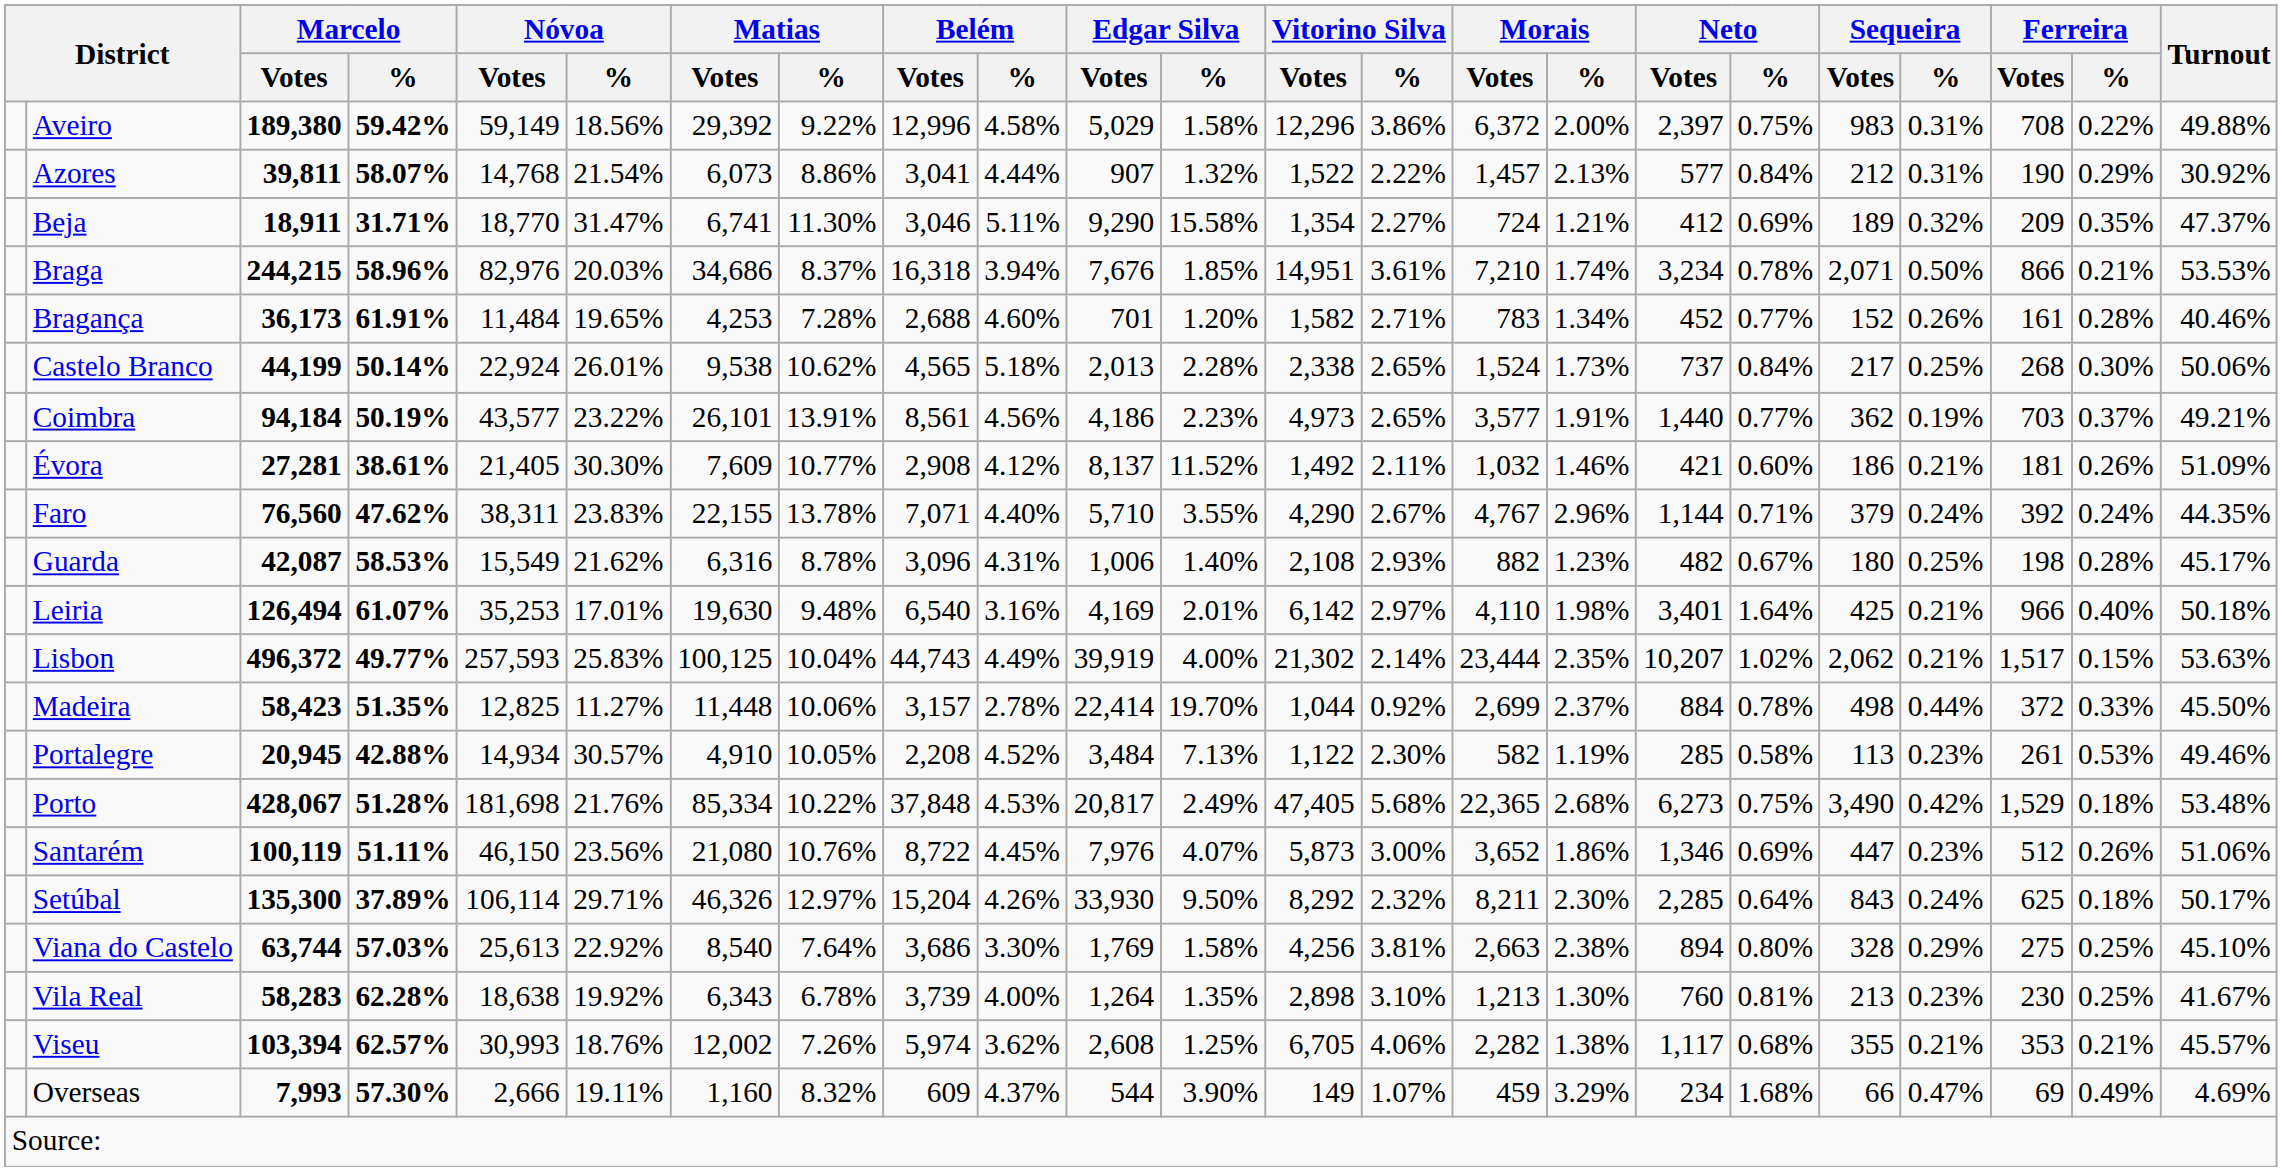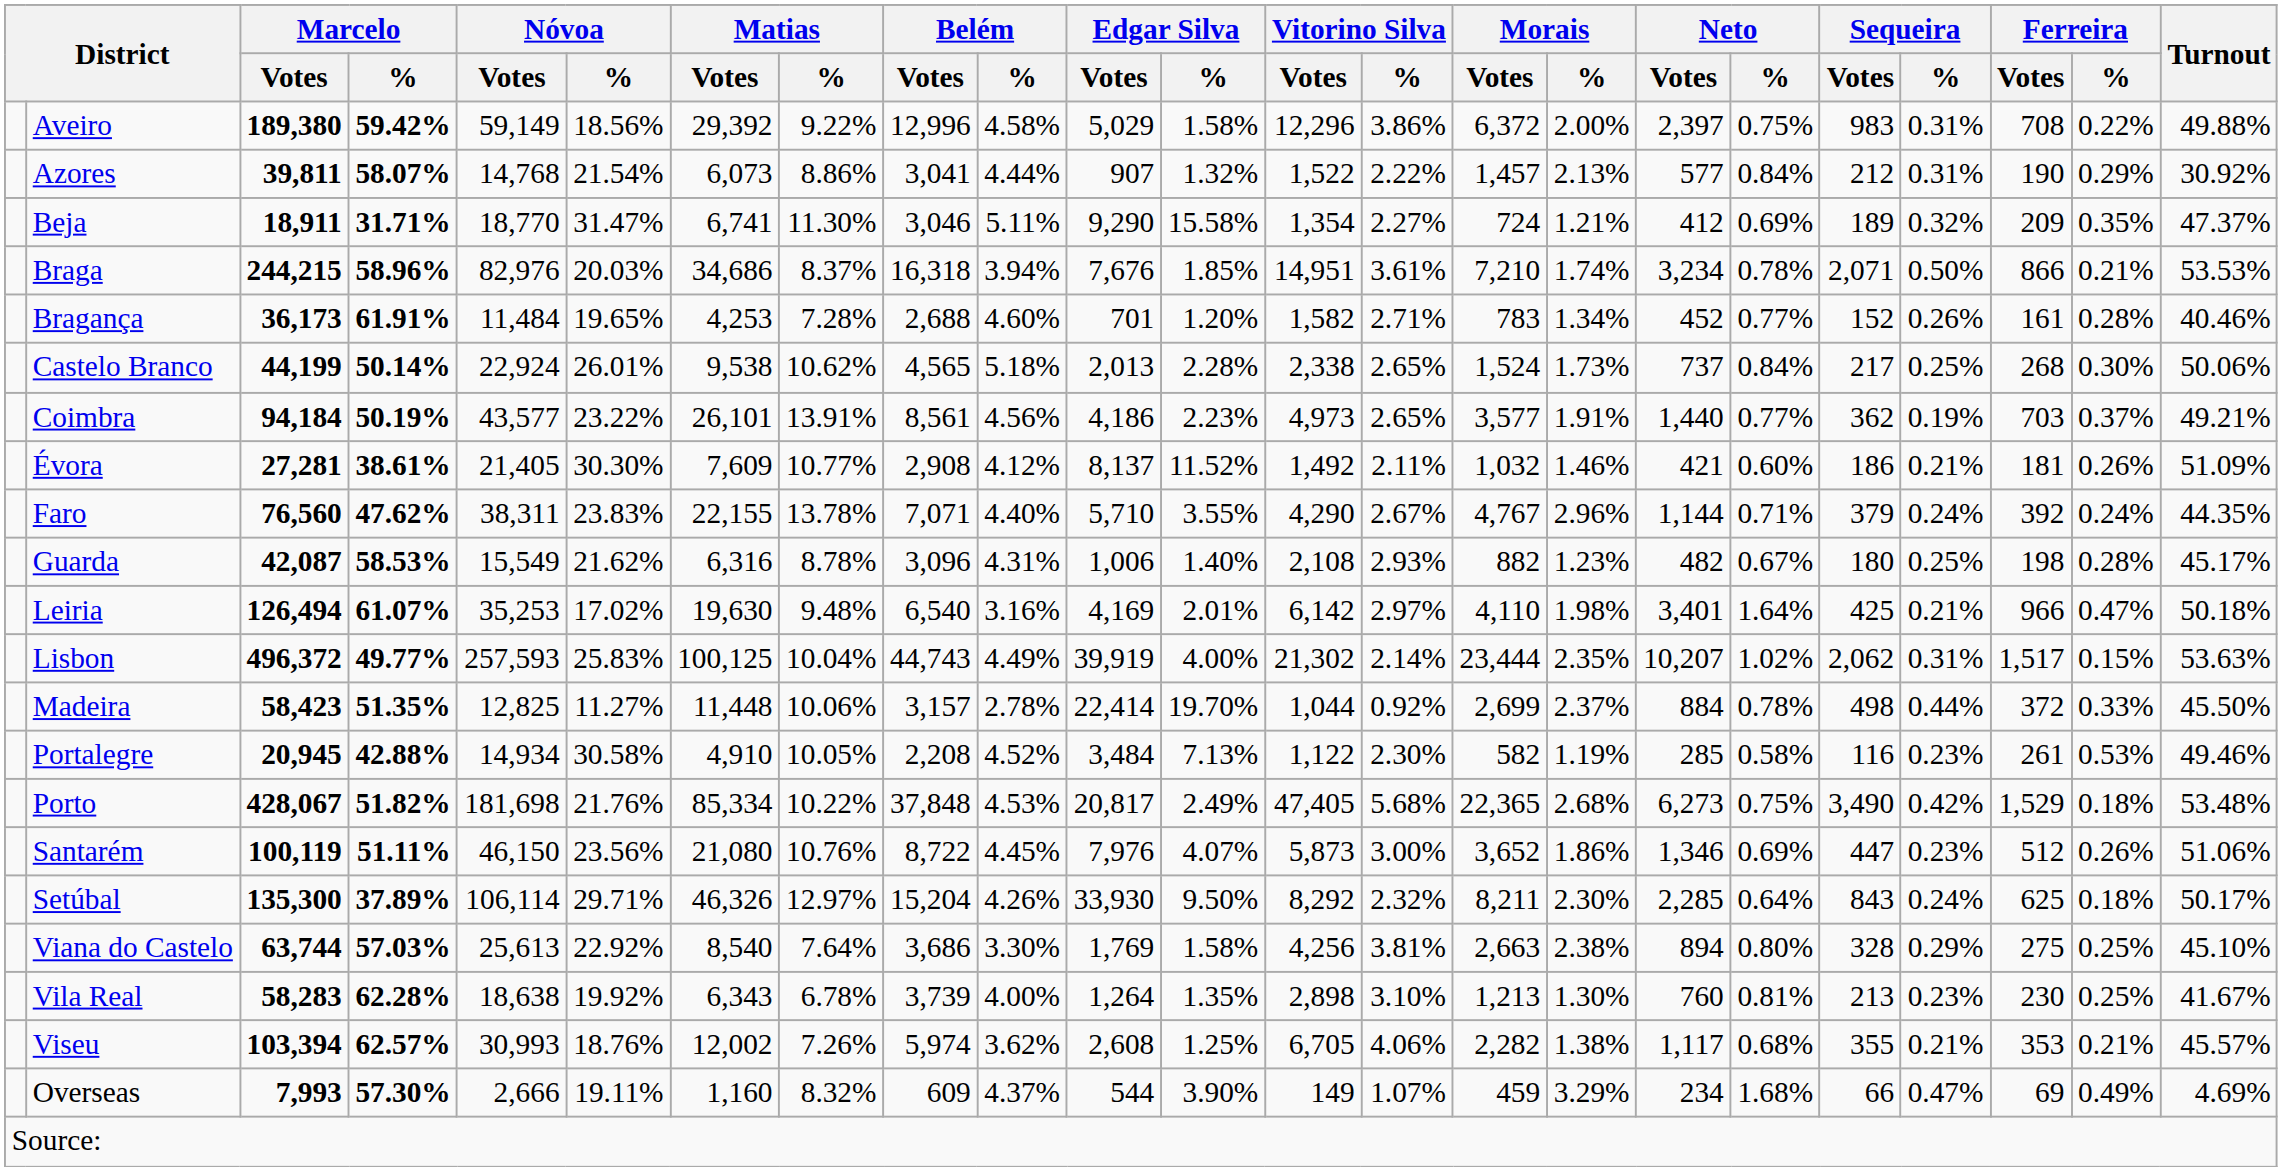(618, 609) 17.01% -> (618, 609) 17.02%
(2116, 609) 0.40% -> (2116, 609) 0.47%
(1946, 657) 0.21% -> (1946, 657) 0.31%
(618, 754) 30.57% -> (618, 754) 30.58%
(1873, 754) 113 -> (1873, 754) 116
(403, 802) 51.28% -> (403, 802) 51.82%
